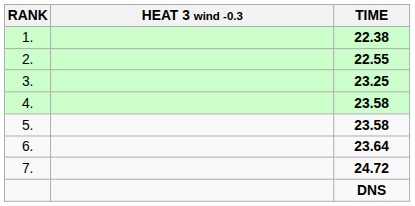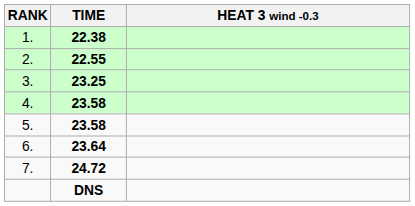columns swapped: (192, 16) <-> (372, 16)
